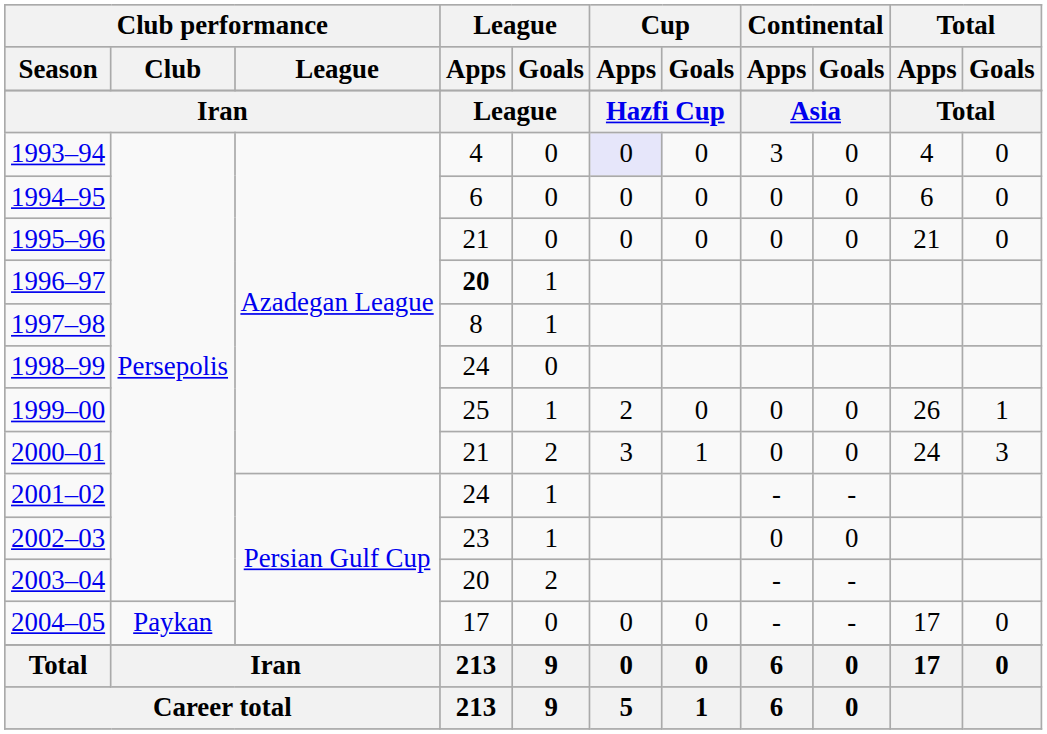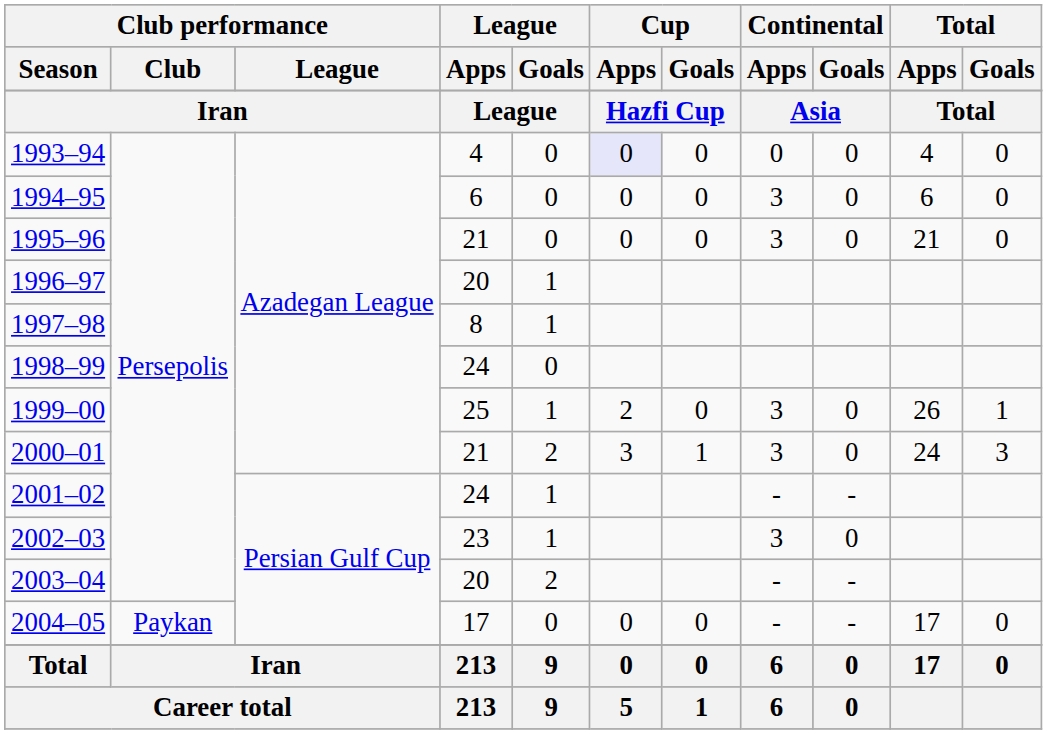(777, 153) 3 -> (777, 153) 0
(777, 196) 0 -> (777, 196) 3
(777, 238) 0 -> (777, 238) 3
(476, 281) bold -> (476, 281) normal
(777, 409) 0 -> (777, 409) 3
(777, 452) 0 -> (777, 452) 3
(777, 537) 0 -> (777, 537) 3
